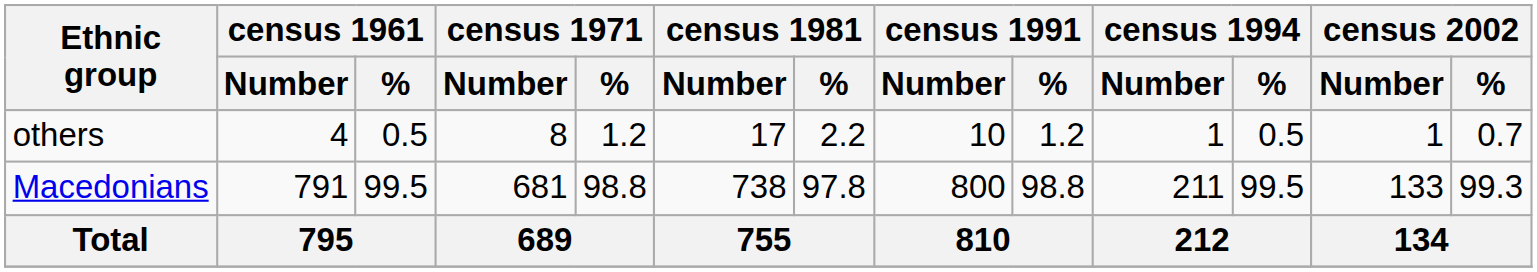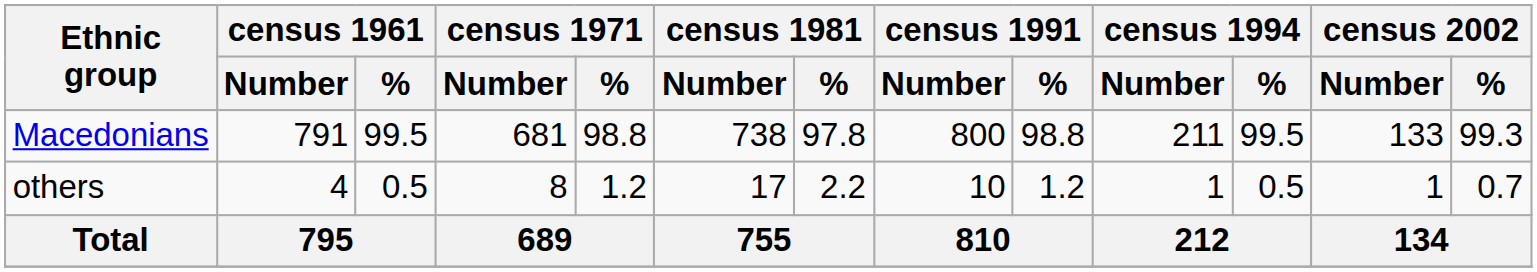rows swapped: (111, 187) <-> (58, 135)
